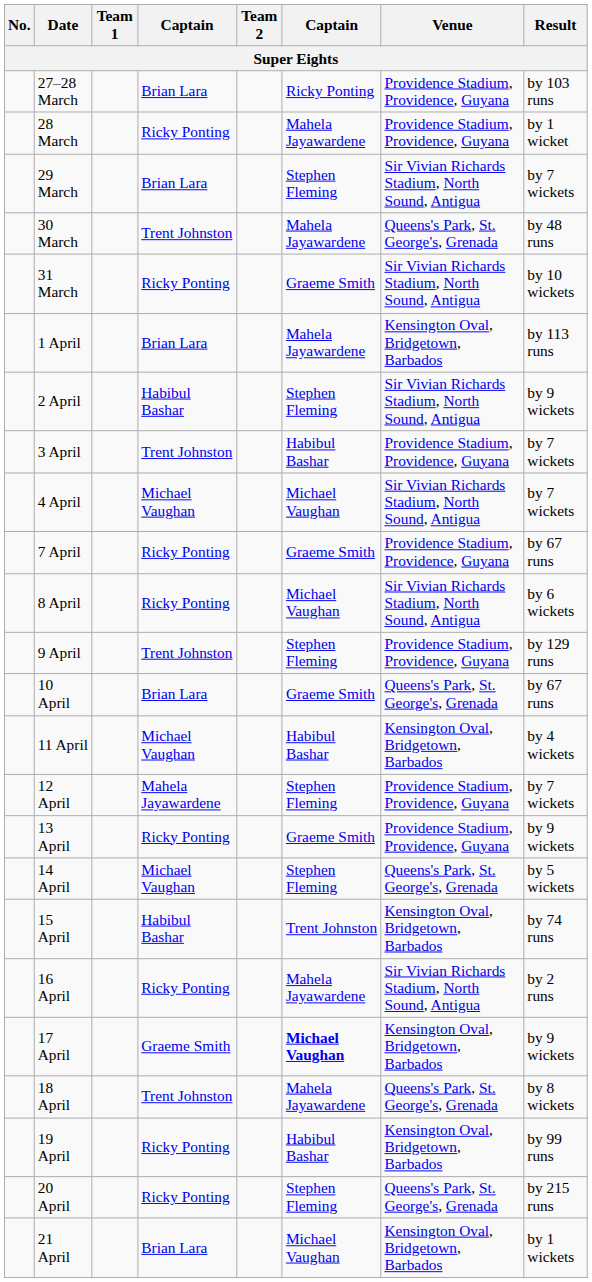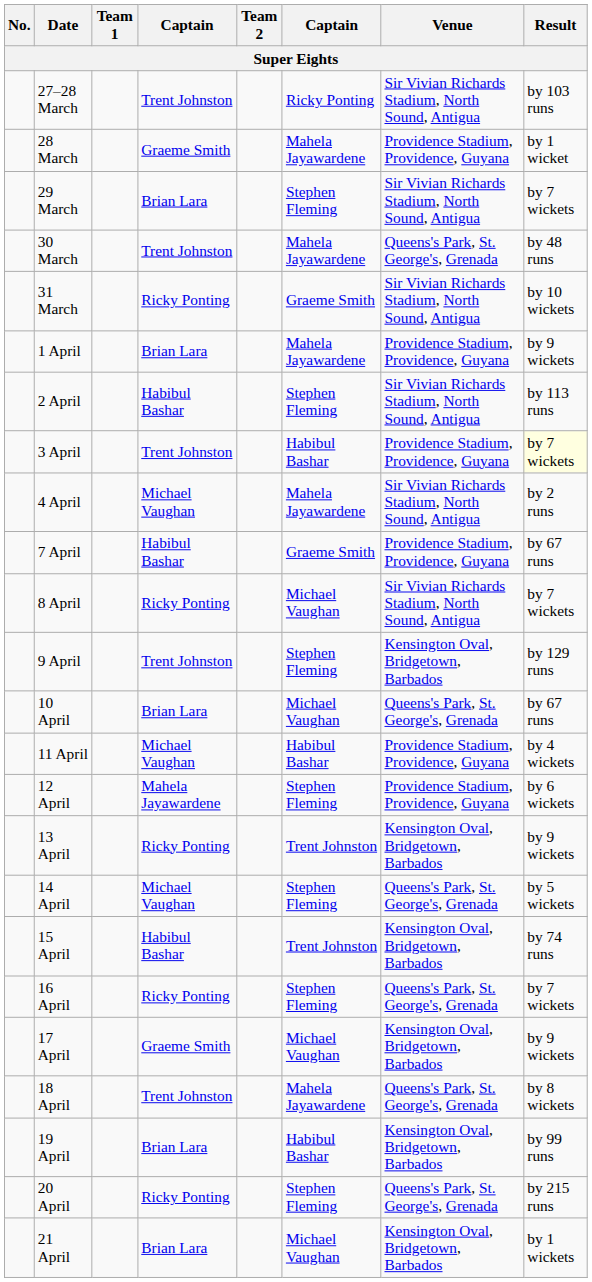(174, 91) Brian Lara -> (187, 99) Trent Johnston
(448, 91) Providence Stadium, Providence, Guyana -> (445, 99) Sir Vivian Richards Stadium, North Sound, Antigua
(185, 132) Ricky Ponting -> (186, 150) Graeme Smith
(439, 342) Kensington Oval, Bridgetown, Barbados -> (448, 351) Providence Stadium, Providence, Guyana
(548, 342) by 113 runs -> (551, 351) by 9 wickets
(551, 401) by 9 wickets -> (548, 401) by 113 runs
(551, 451) no background -> (551, 451) lightyellow background
(313, 502) Michael Vaughan -> (326, 502) Mahela Jayawardene
(551, 502) by 7 wickets -> (541, 502) by 2 runs
(185, 552) Ricky Ponting -> (166, 552) Habibul Bashar
(551, 602) by 6 wickets -> (551, 602) by 7 wickets
(448, 653) Providence Stadium, Providence, Guyana -> (439, 661) Kensington Oval, Bridgetown, Barbados
(330, 694) Graeme Smith -> (313, 711) Michael Vaughan
(439, 744) Kensington Oval, Bridgetown, Barbados -> (448, 753) Providence Stadium, Providence, Guyana
(551, 795) by 7 wickets -> (551, 795) by 6 wickets
(330, 836) Graeme Smith -> (331, 845) Trent Johnston
(448, 836) Providence Stadium, Providence, Guyana -> (439, 845) Kensington Oval, Bridgetown, Barbados
(326, 987) Mahela Jayawardene -> (311, 996) Stephen Fleming
(445, 987) Sir Vivian Richards Stadium, North Sound, Antigua -> (441, 996) Queens's Park, St. George's, Grenada
(541, 987) by 2 runs -> (551, 996) by 7 wickets
(315, 1046) bold -> (313, 1046) normal
(185, 1147) Ricky Ponting -> (174, 1147) Brian Lara
